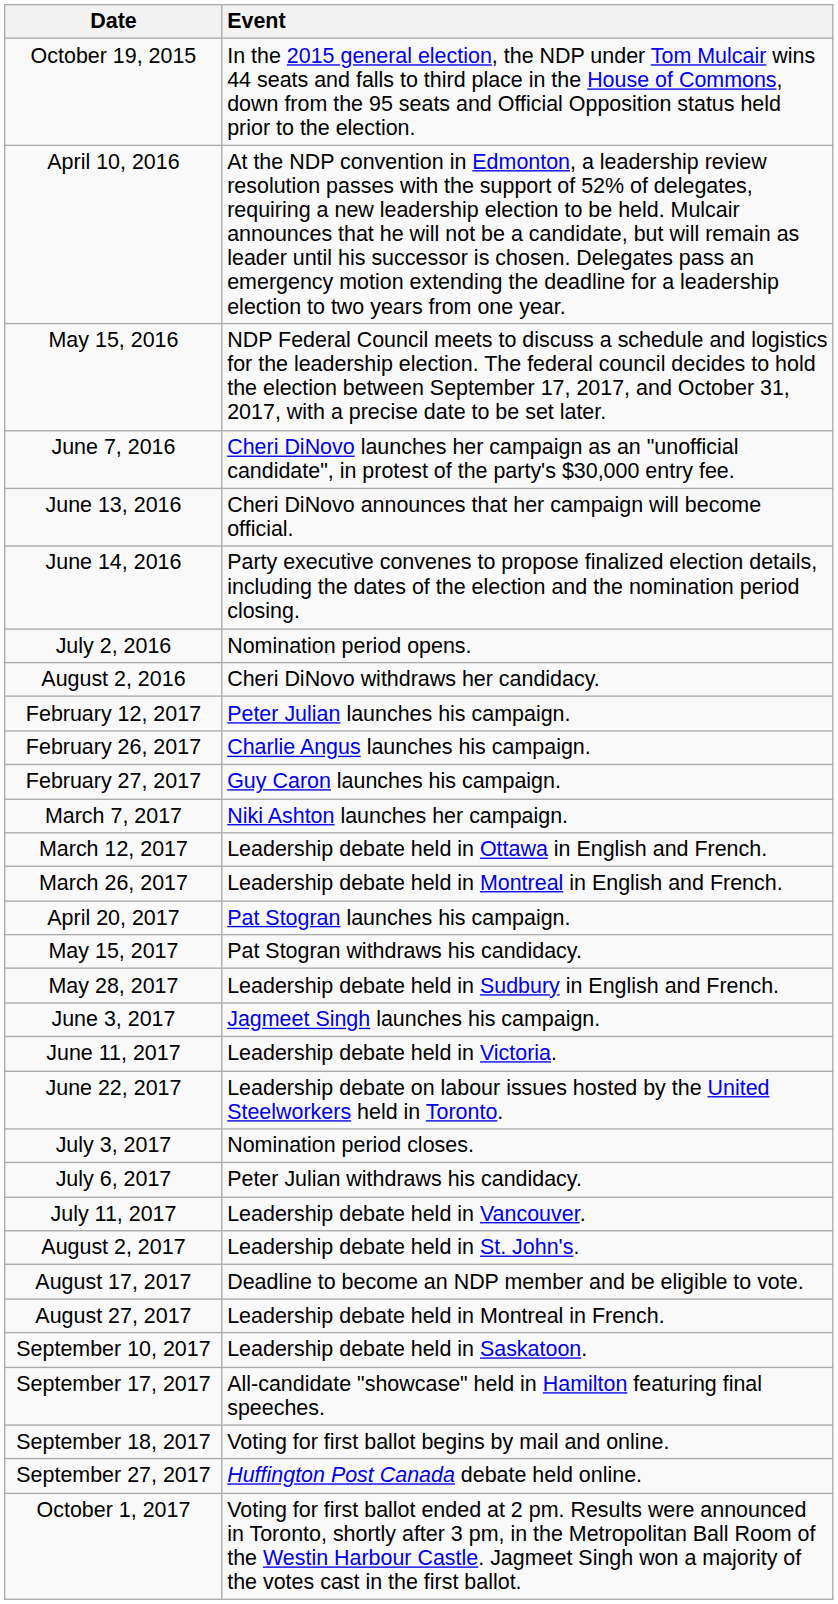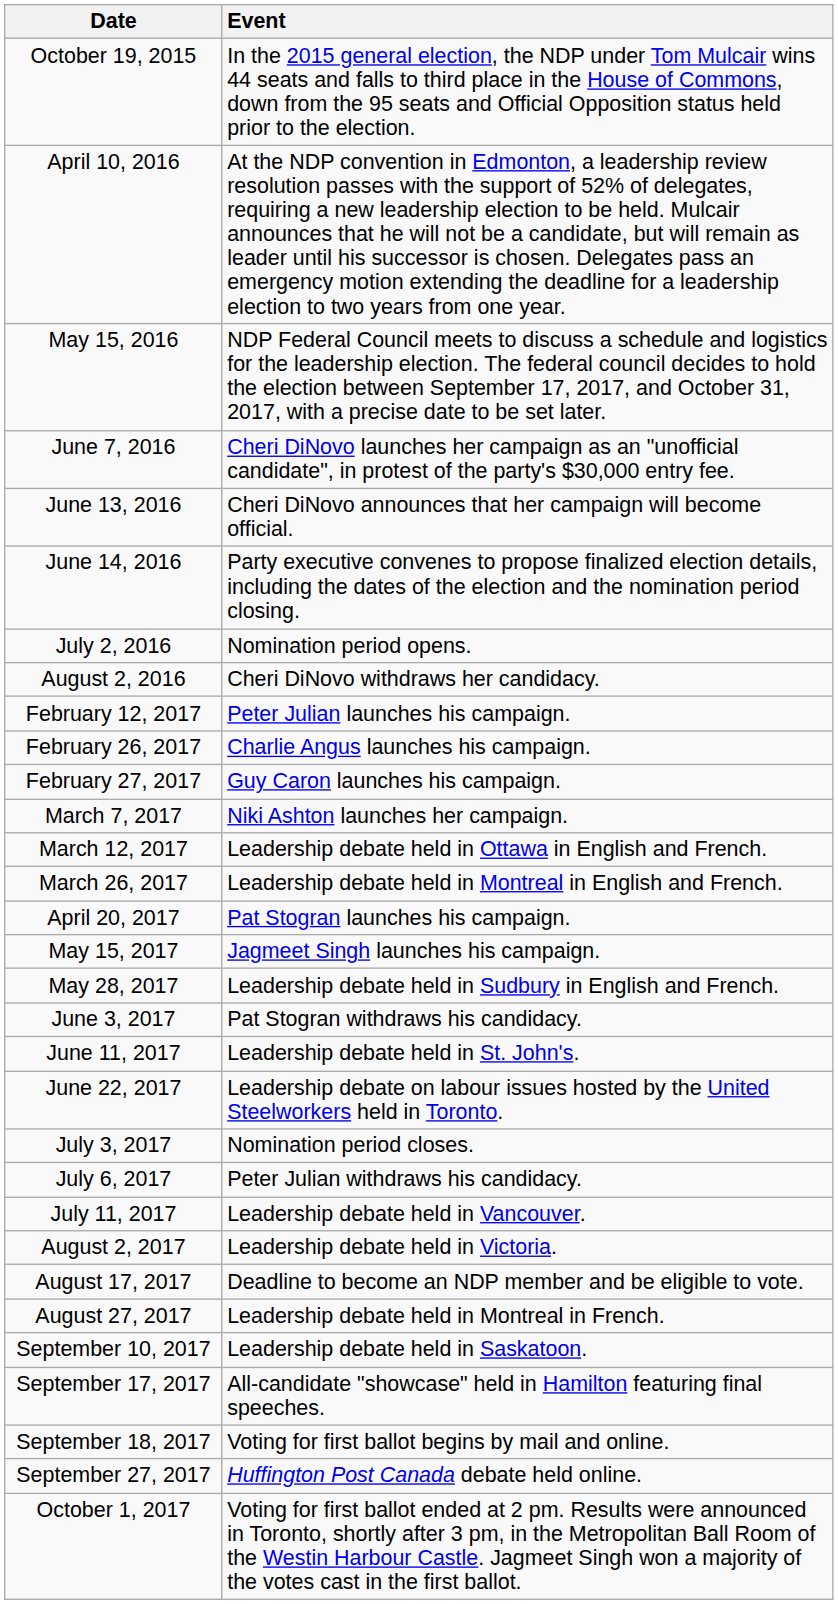(405, 951) Pat Stogran withdraws his candidacy. -> (414, 951) Jagmeet Singh launches his campaign.
(414, 1019) Jagmeet Singh launches his campaign. -> (405, 1019) Pat Stogran withdraws his candidacy.
(392, 1053) Leadership debate held in Victoria. -> (403, 1053) Leadership debate held in St. John's.
(403, 1247) Leadership debate held in St. John's. -> (392, 1247) Leadership debate held in Victoria.
